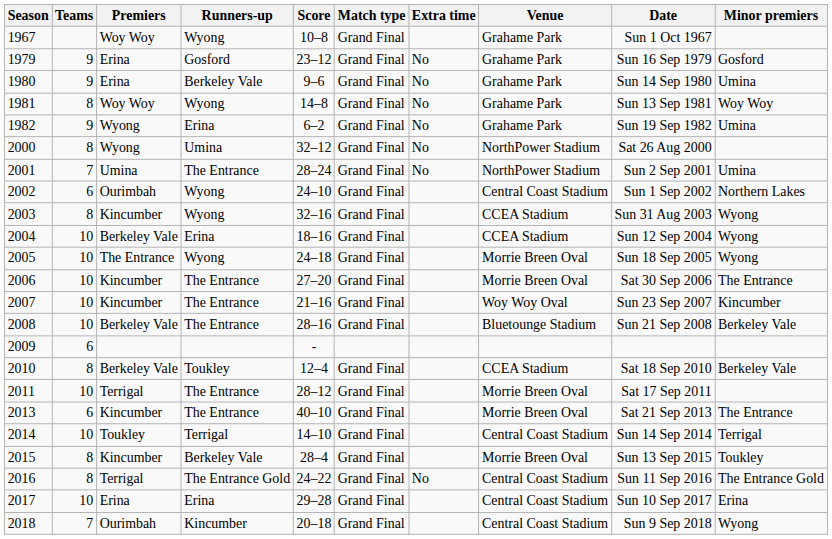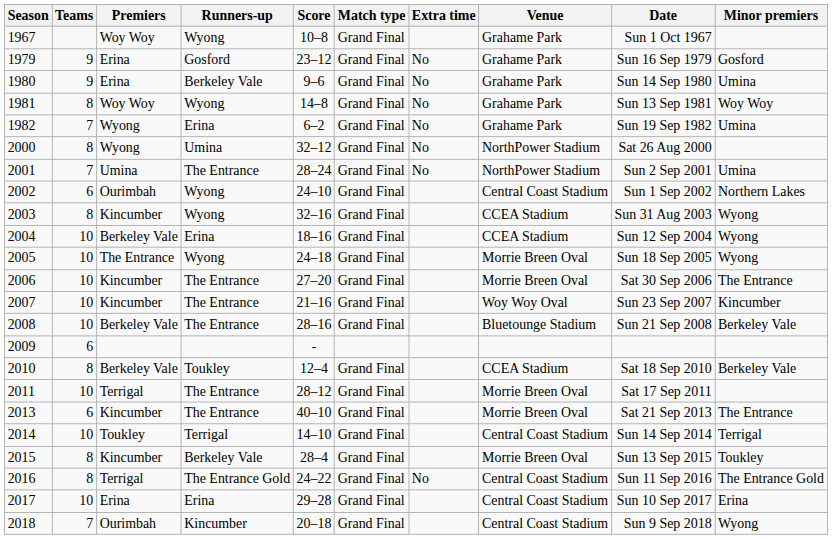(90, 125) 9 -> (90, 125) 7
